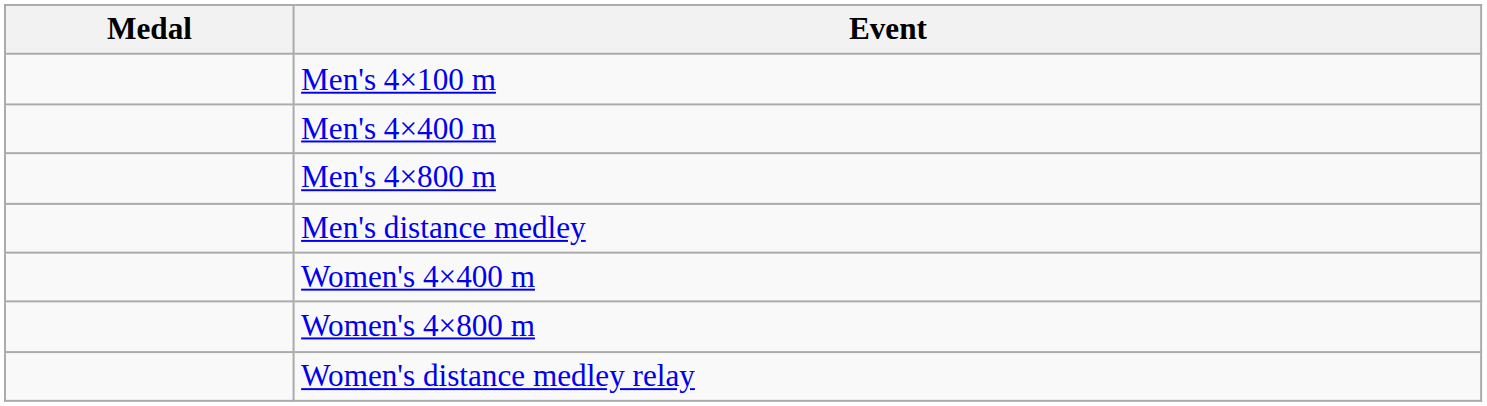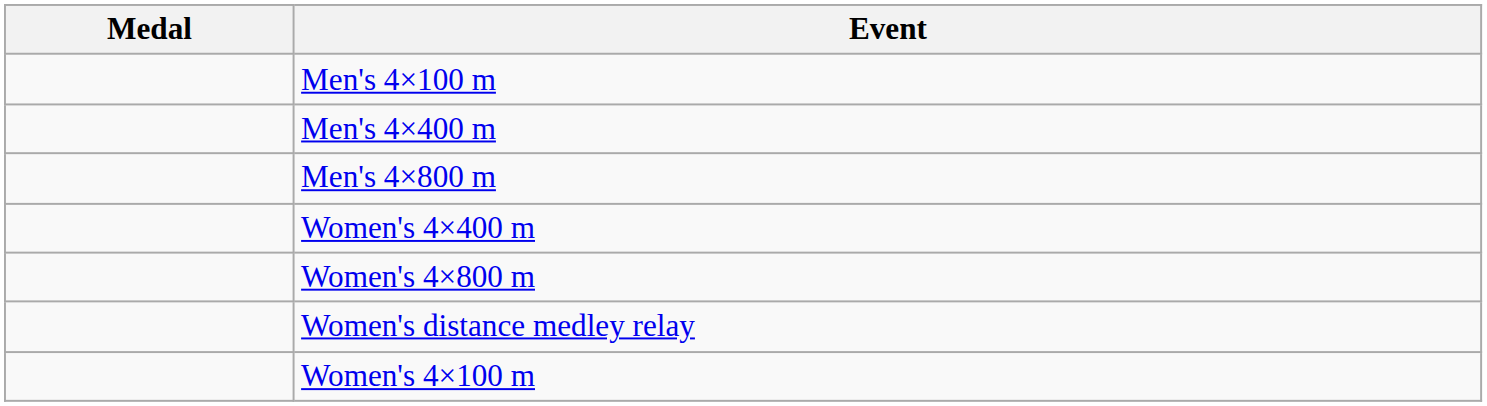- row: (443, 227)
+ row: (418, 375)
